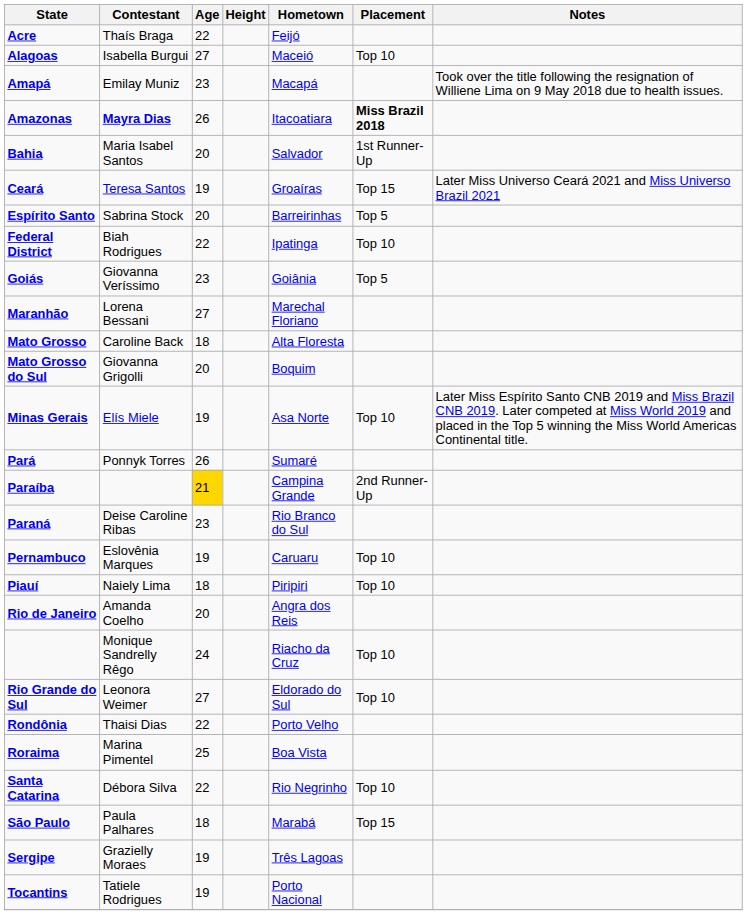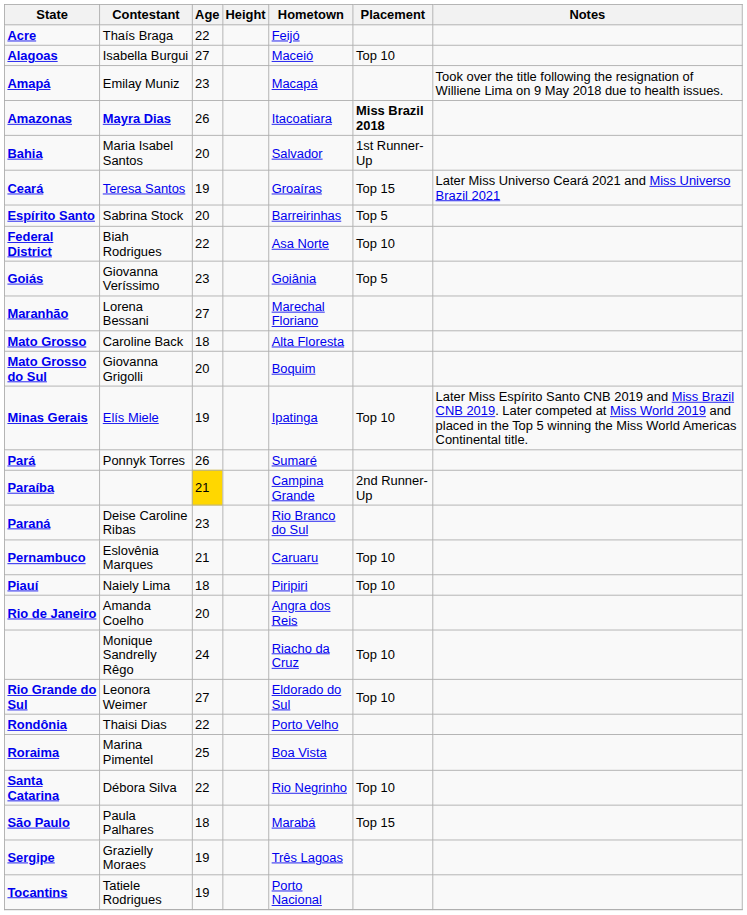(295, 243) Ipatinga -> (300, 243) Asa Norte
(300, 418) Asa Norte -> (295, 418) Ipatinga
(202, 558) 19 -> (202, 558) 21
